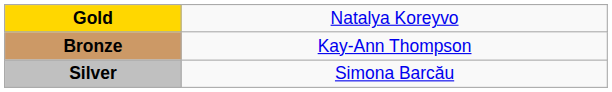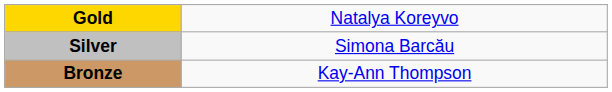rows swapped: (93, 73) <-> (93, 45)
